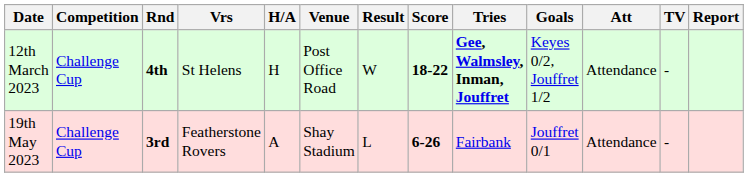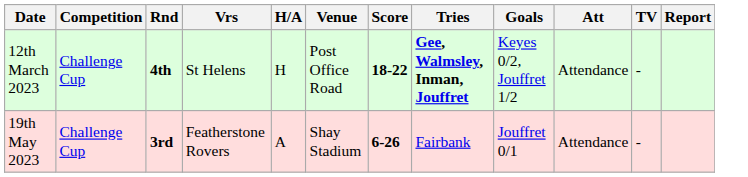- column: (383, 16)
